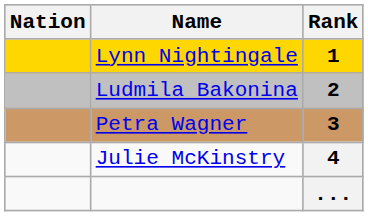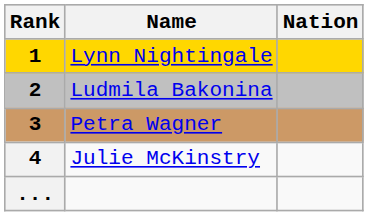columns swapped: (333, 22) <-> (48, 22)
